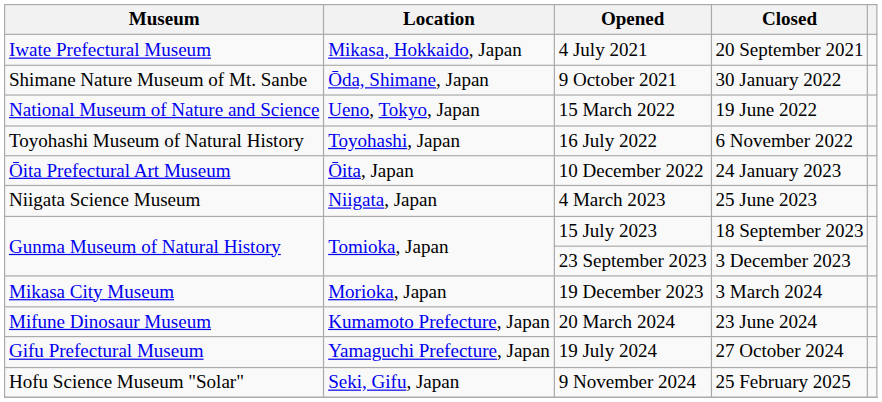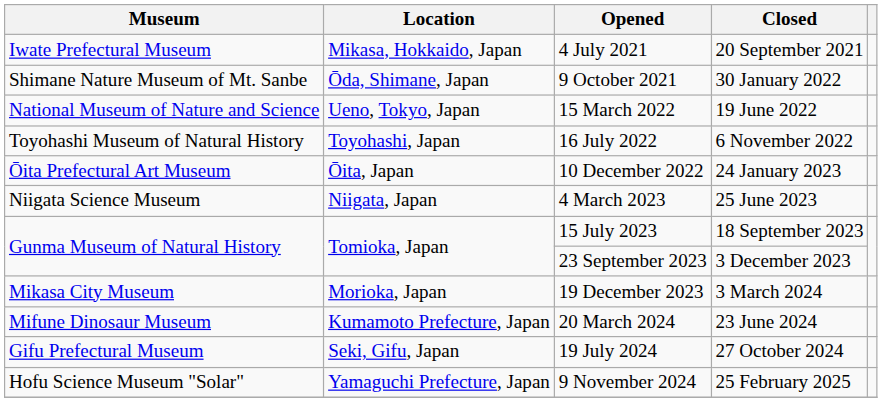(439, 351) Yamaguchi Prefecture, Japan -> (394, 351) Seki, Gifu, Japan
(394, 381) Seki, Gifu, Japan -> (439, 381) Yamaguchi Prefecture, Japan
